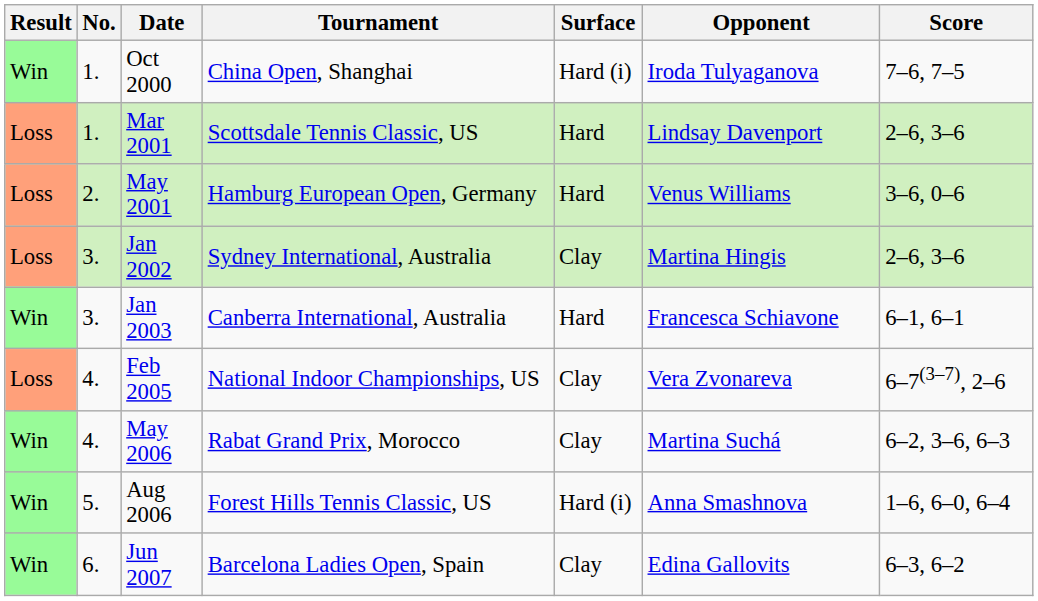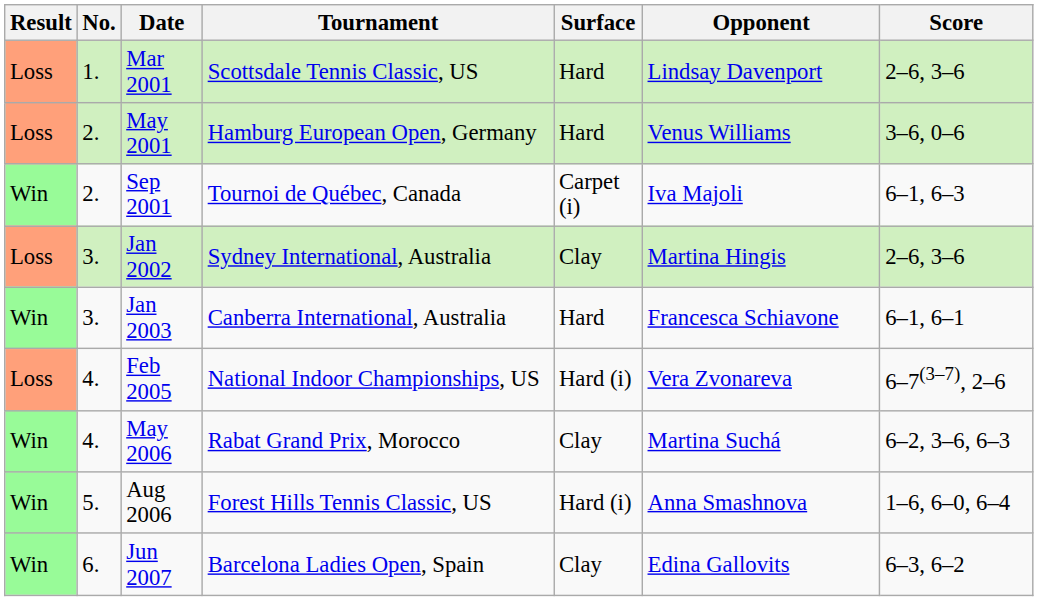- row: (149, 71)
+ row: (149, 194)
(580, 379) Clay -> (595, 379) Hard (i)
